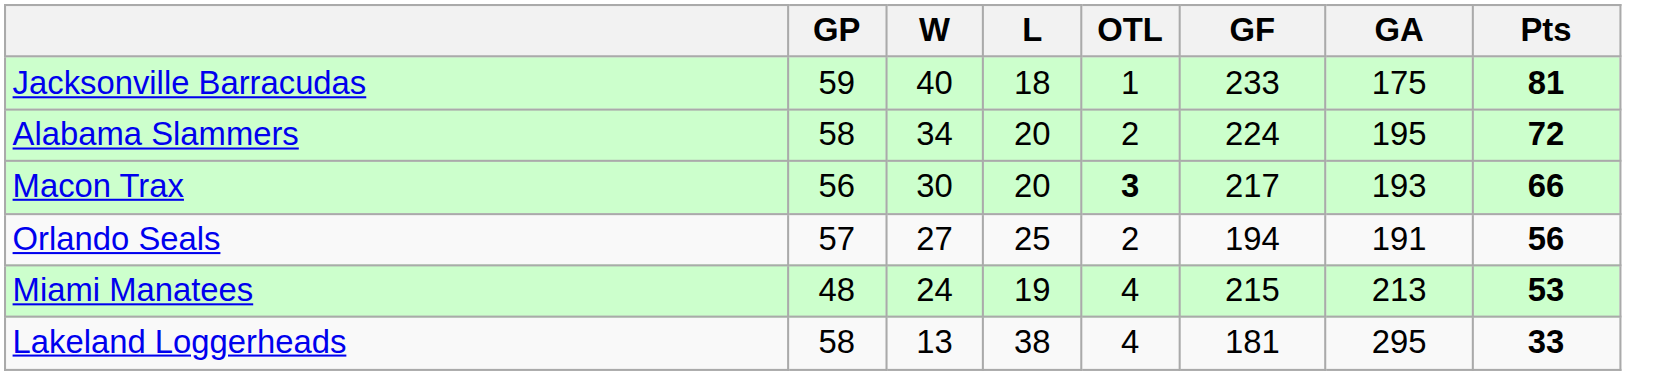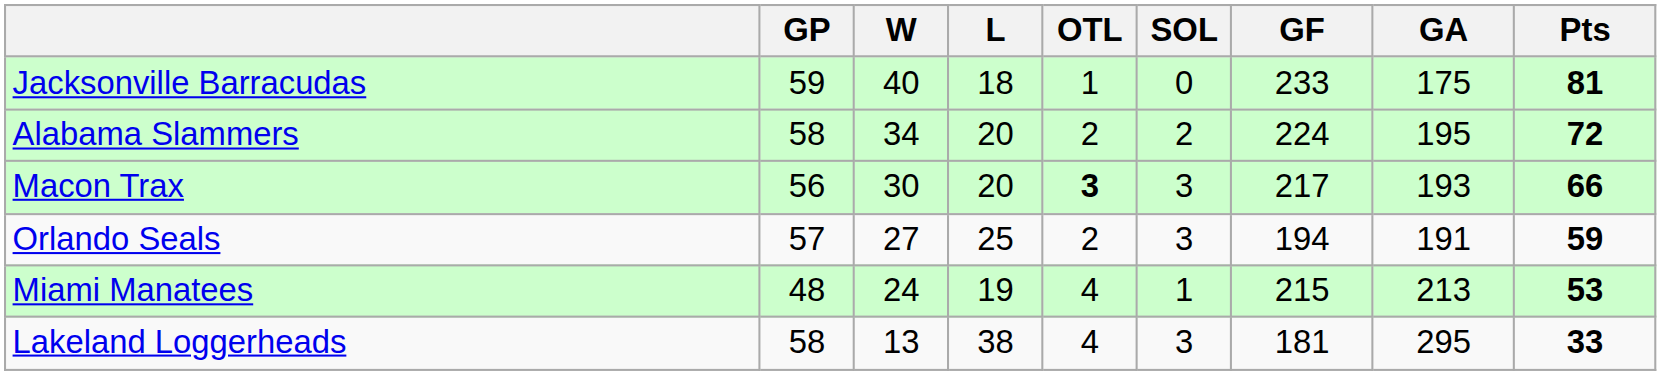+ column: (1184, 30)
(1546, 238) 56 -> (1585, 238) 59
